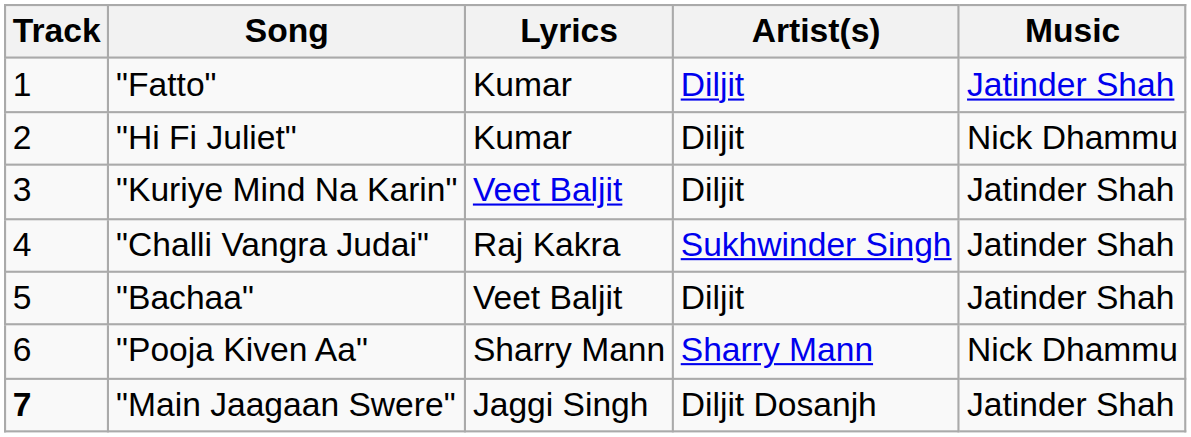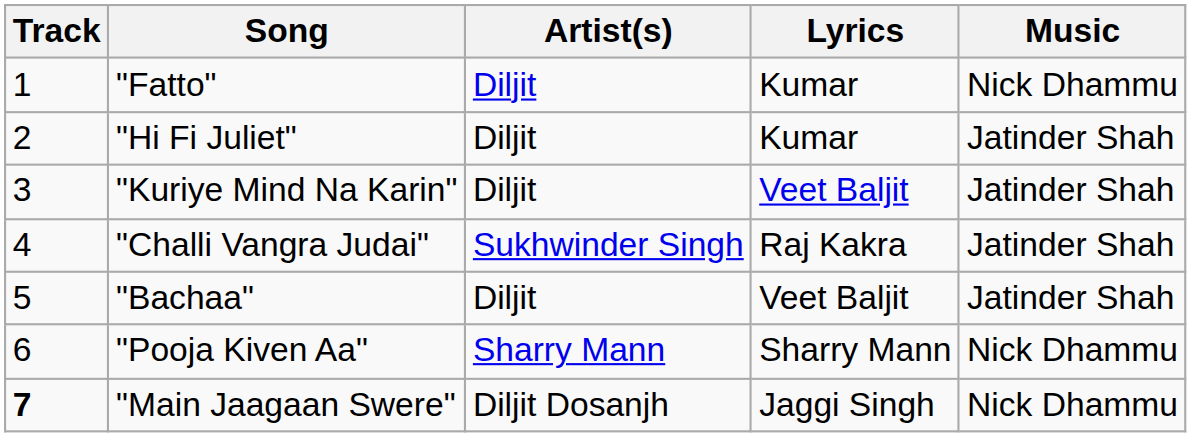columns swapped: (816, 31) <-> (569, 31)
(1071, 84) Jatinder Shah -> (1073, 84) Nick Dhammu
(1073, 137) Nick Dhammu -> (1071, 137) Jatinder Shah
(1071, 404) Jatinder Shah -> (1073, 404) Nick Dhammu
